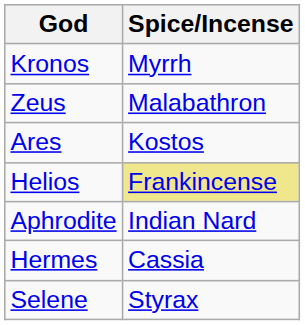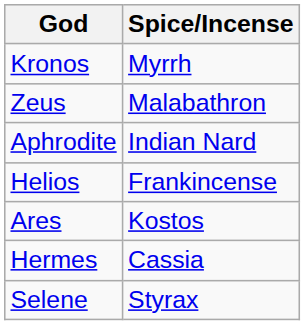rows swapped: (36, 142) <-> (64, 220)
(203, 181) khaki background -> (203, 181) no background
